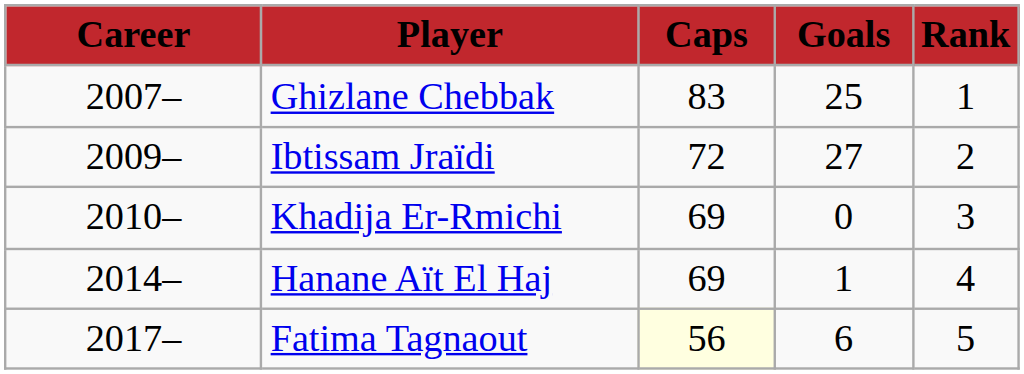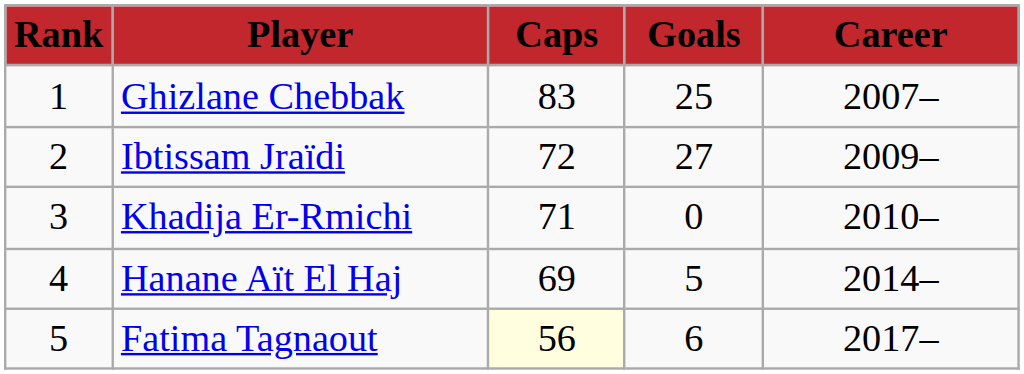columns swapped: (966, 34) <-> (133, 34)
(707, 216) 69 -> (557, 216) 71
(844, 277) 1 -> (694, 277) 5
